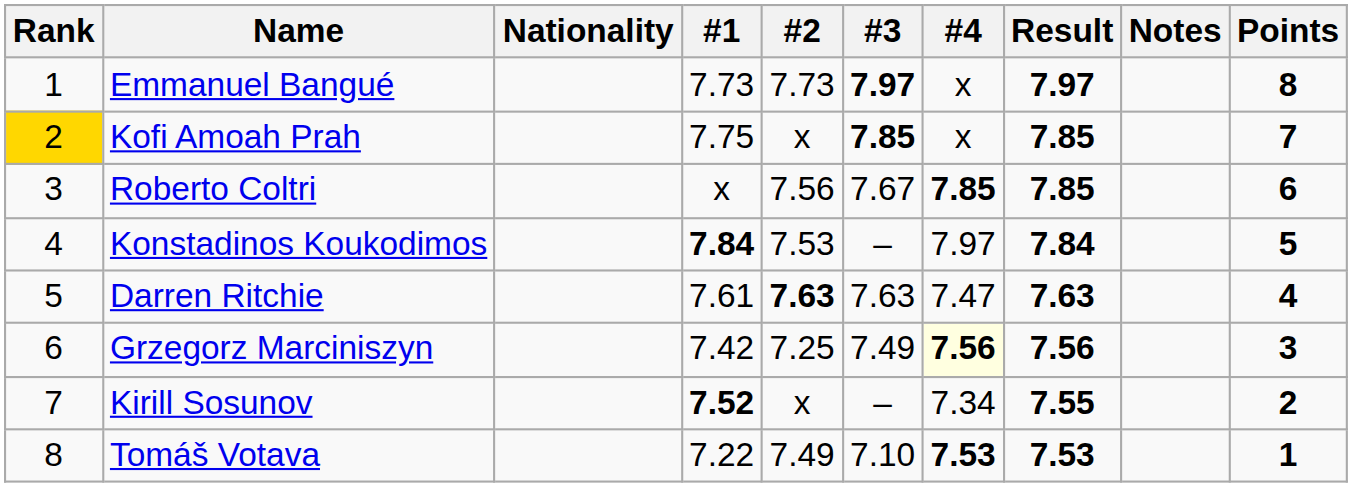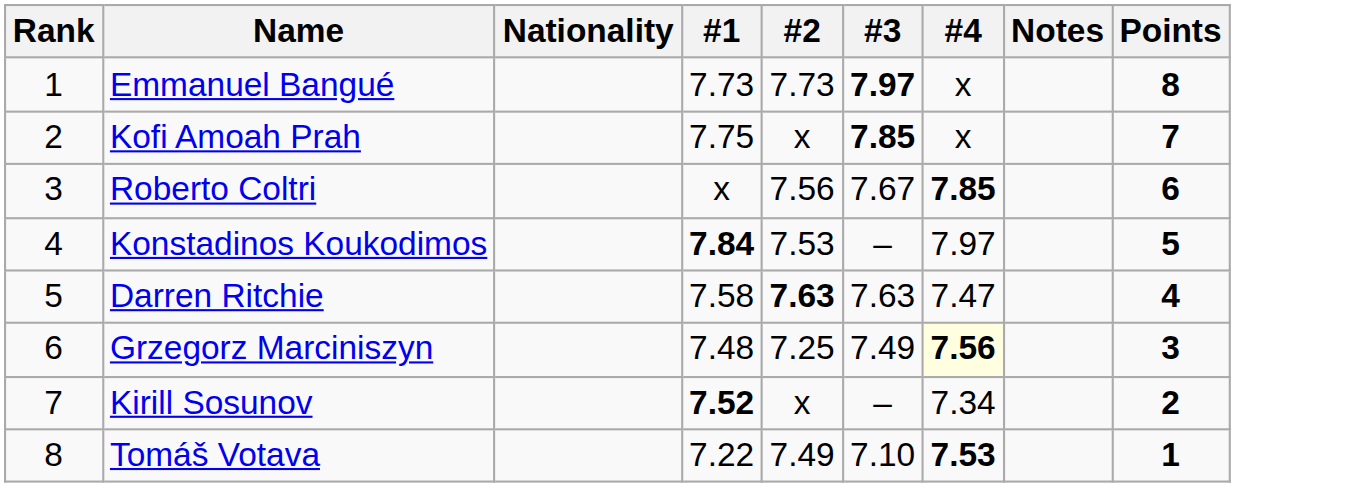- column: (1062, 31)
(54, 137) gold background -> (54, 137) no background
(722, 296) 7.61 -> (722, 296) 7.58
(722, 349) 7.42 -> (722, 349) 7.48
